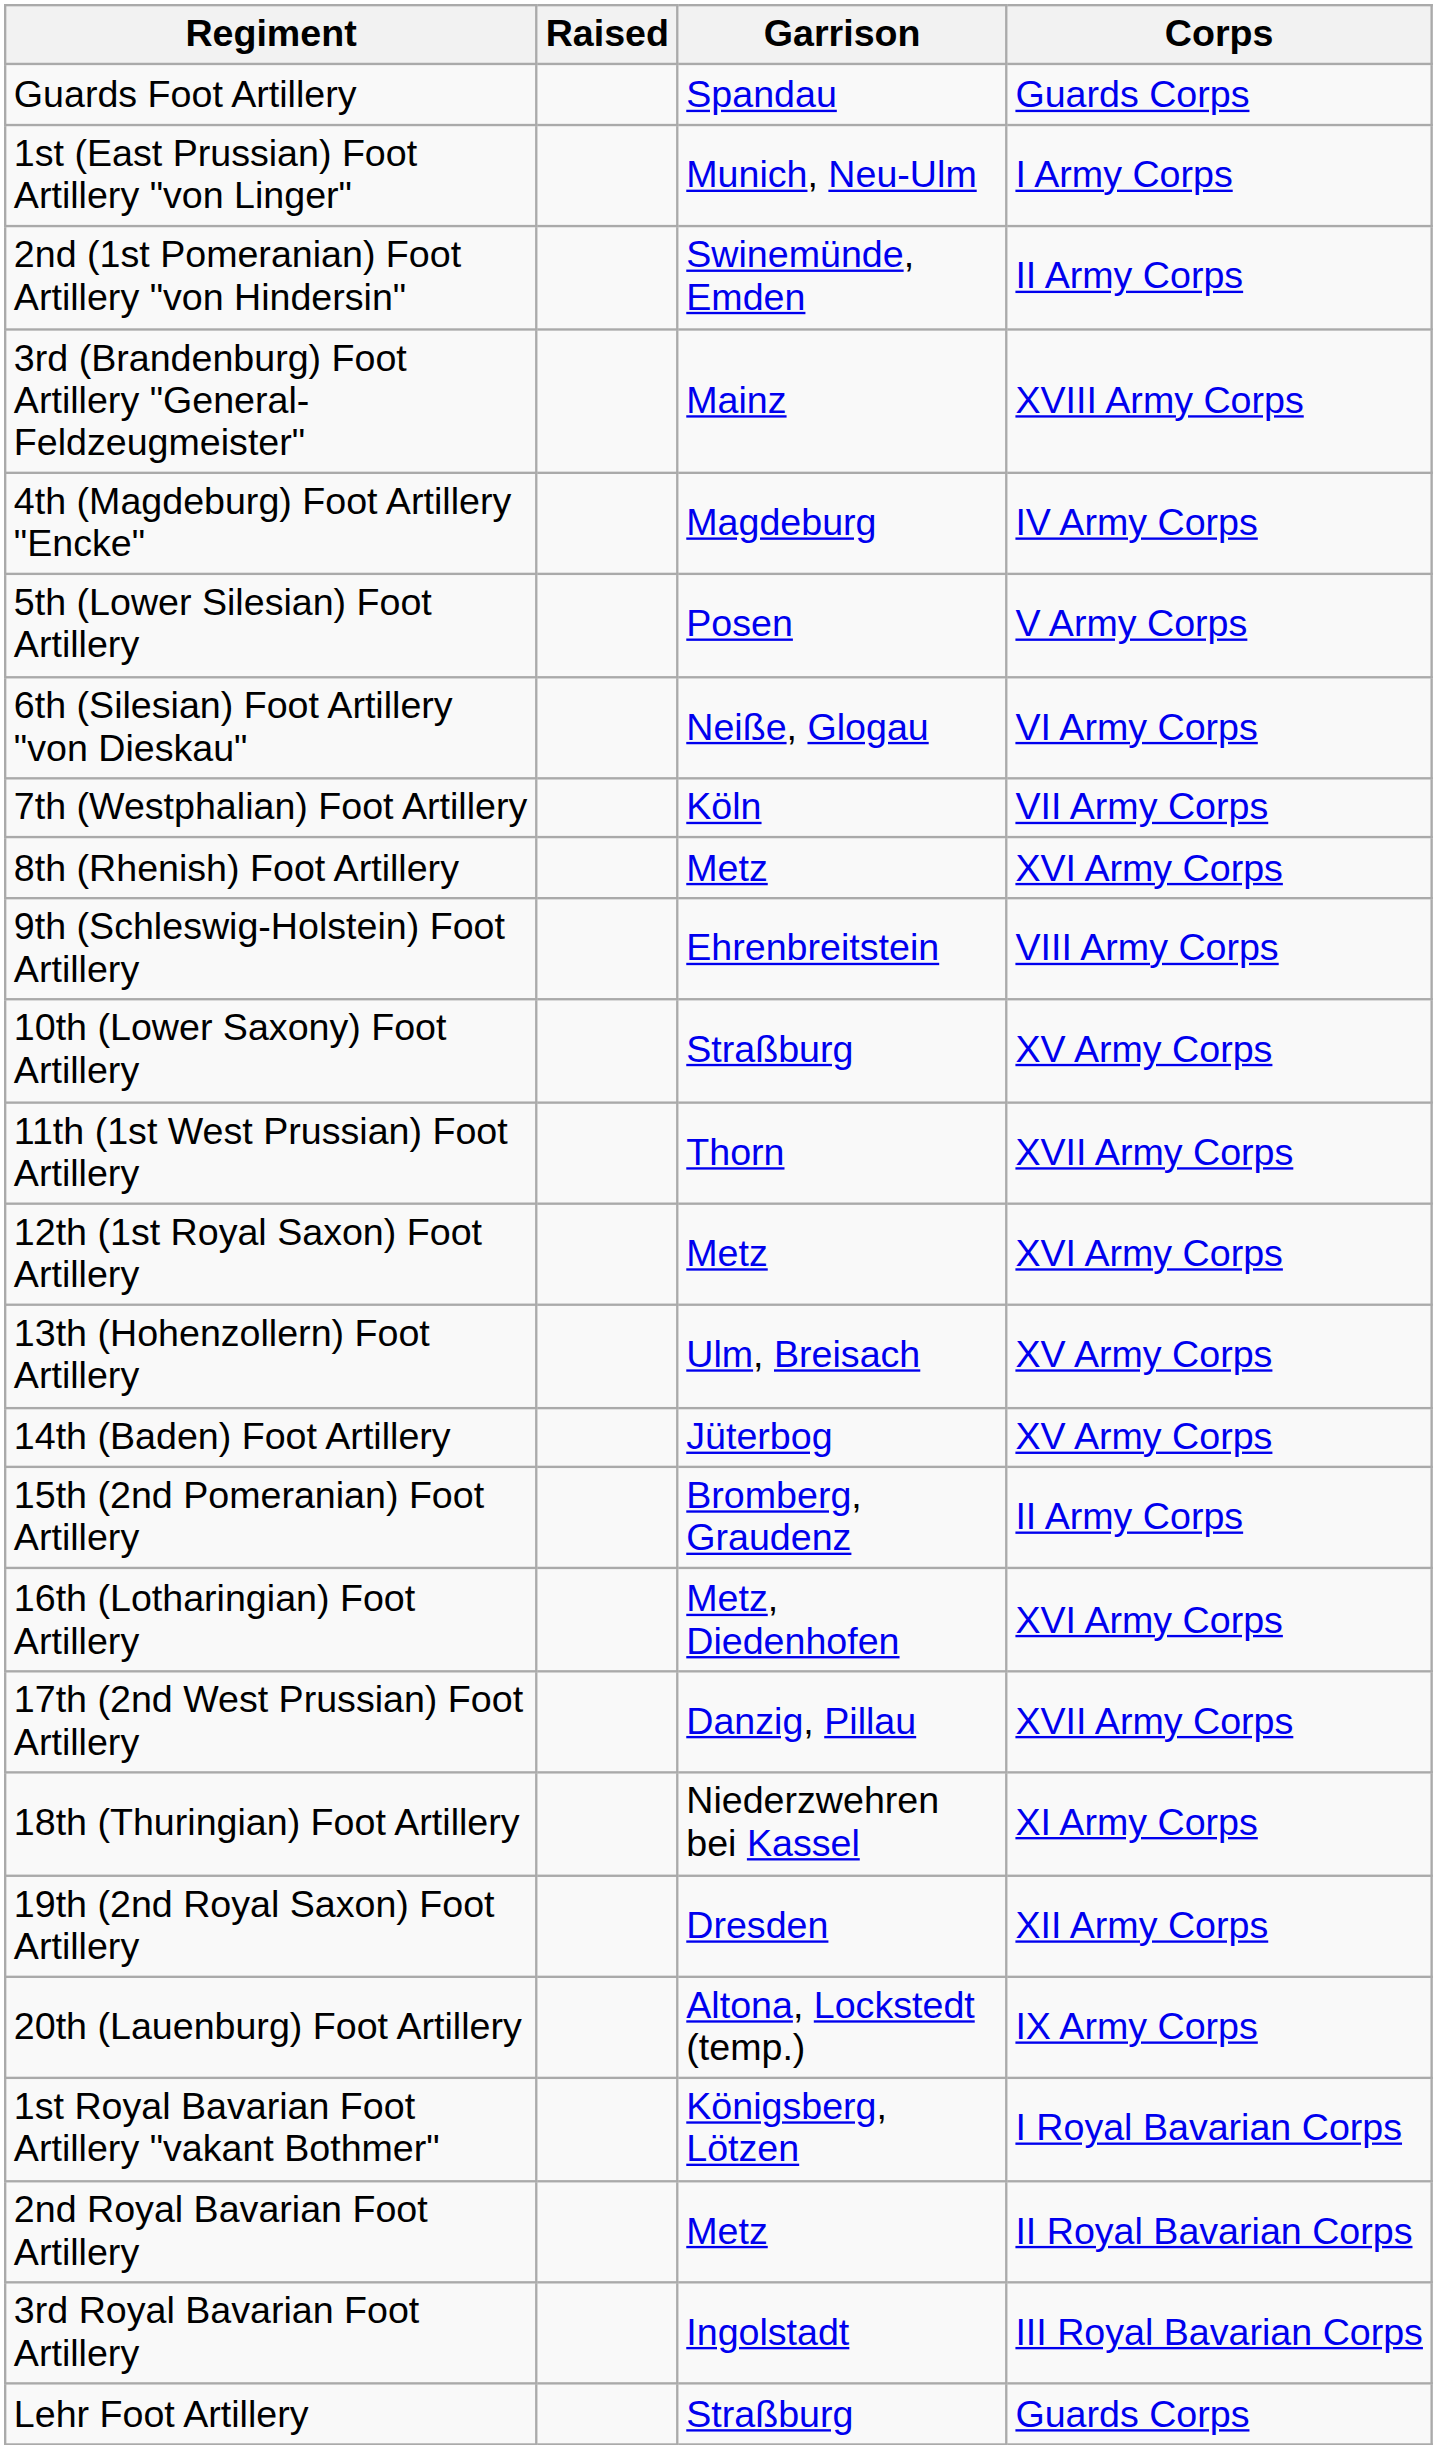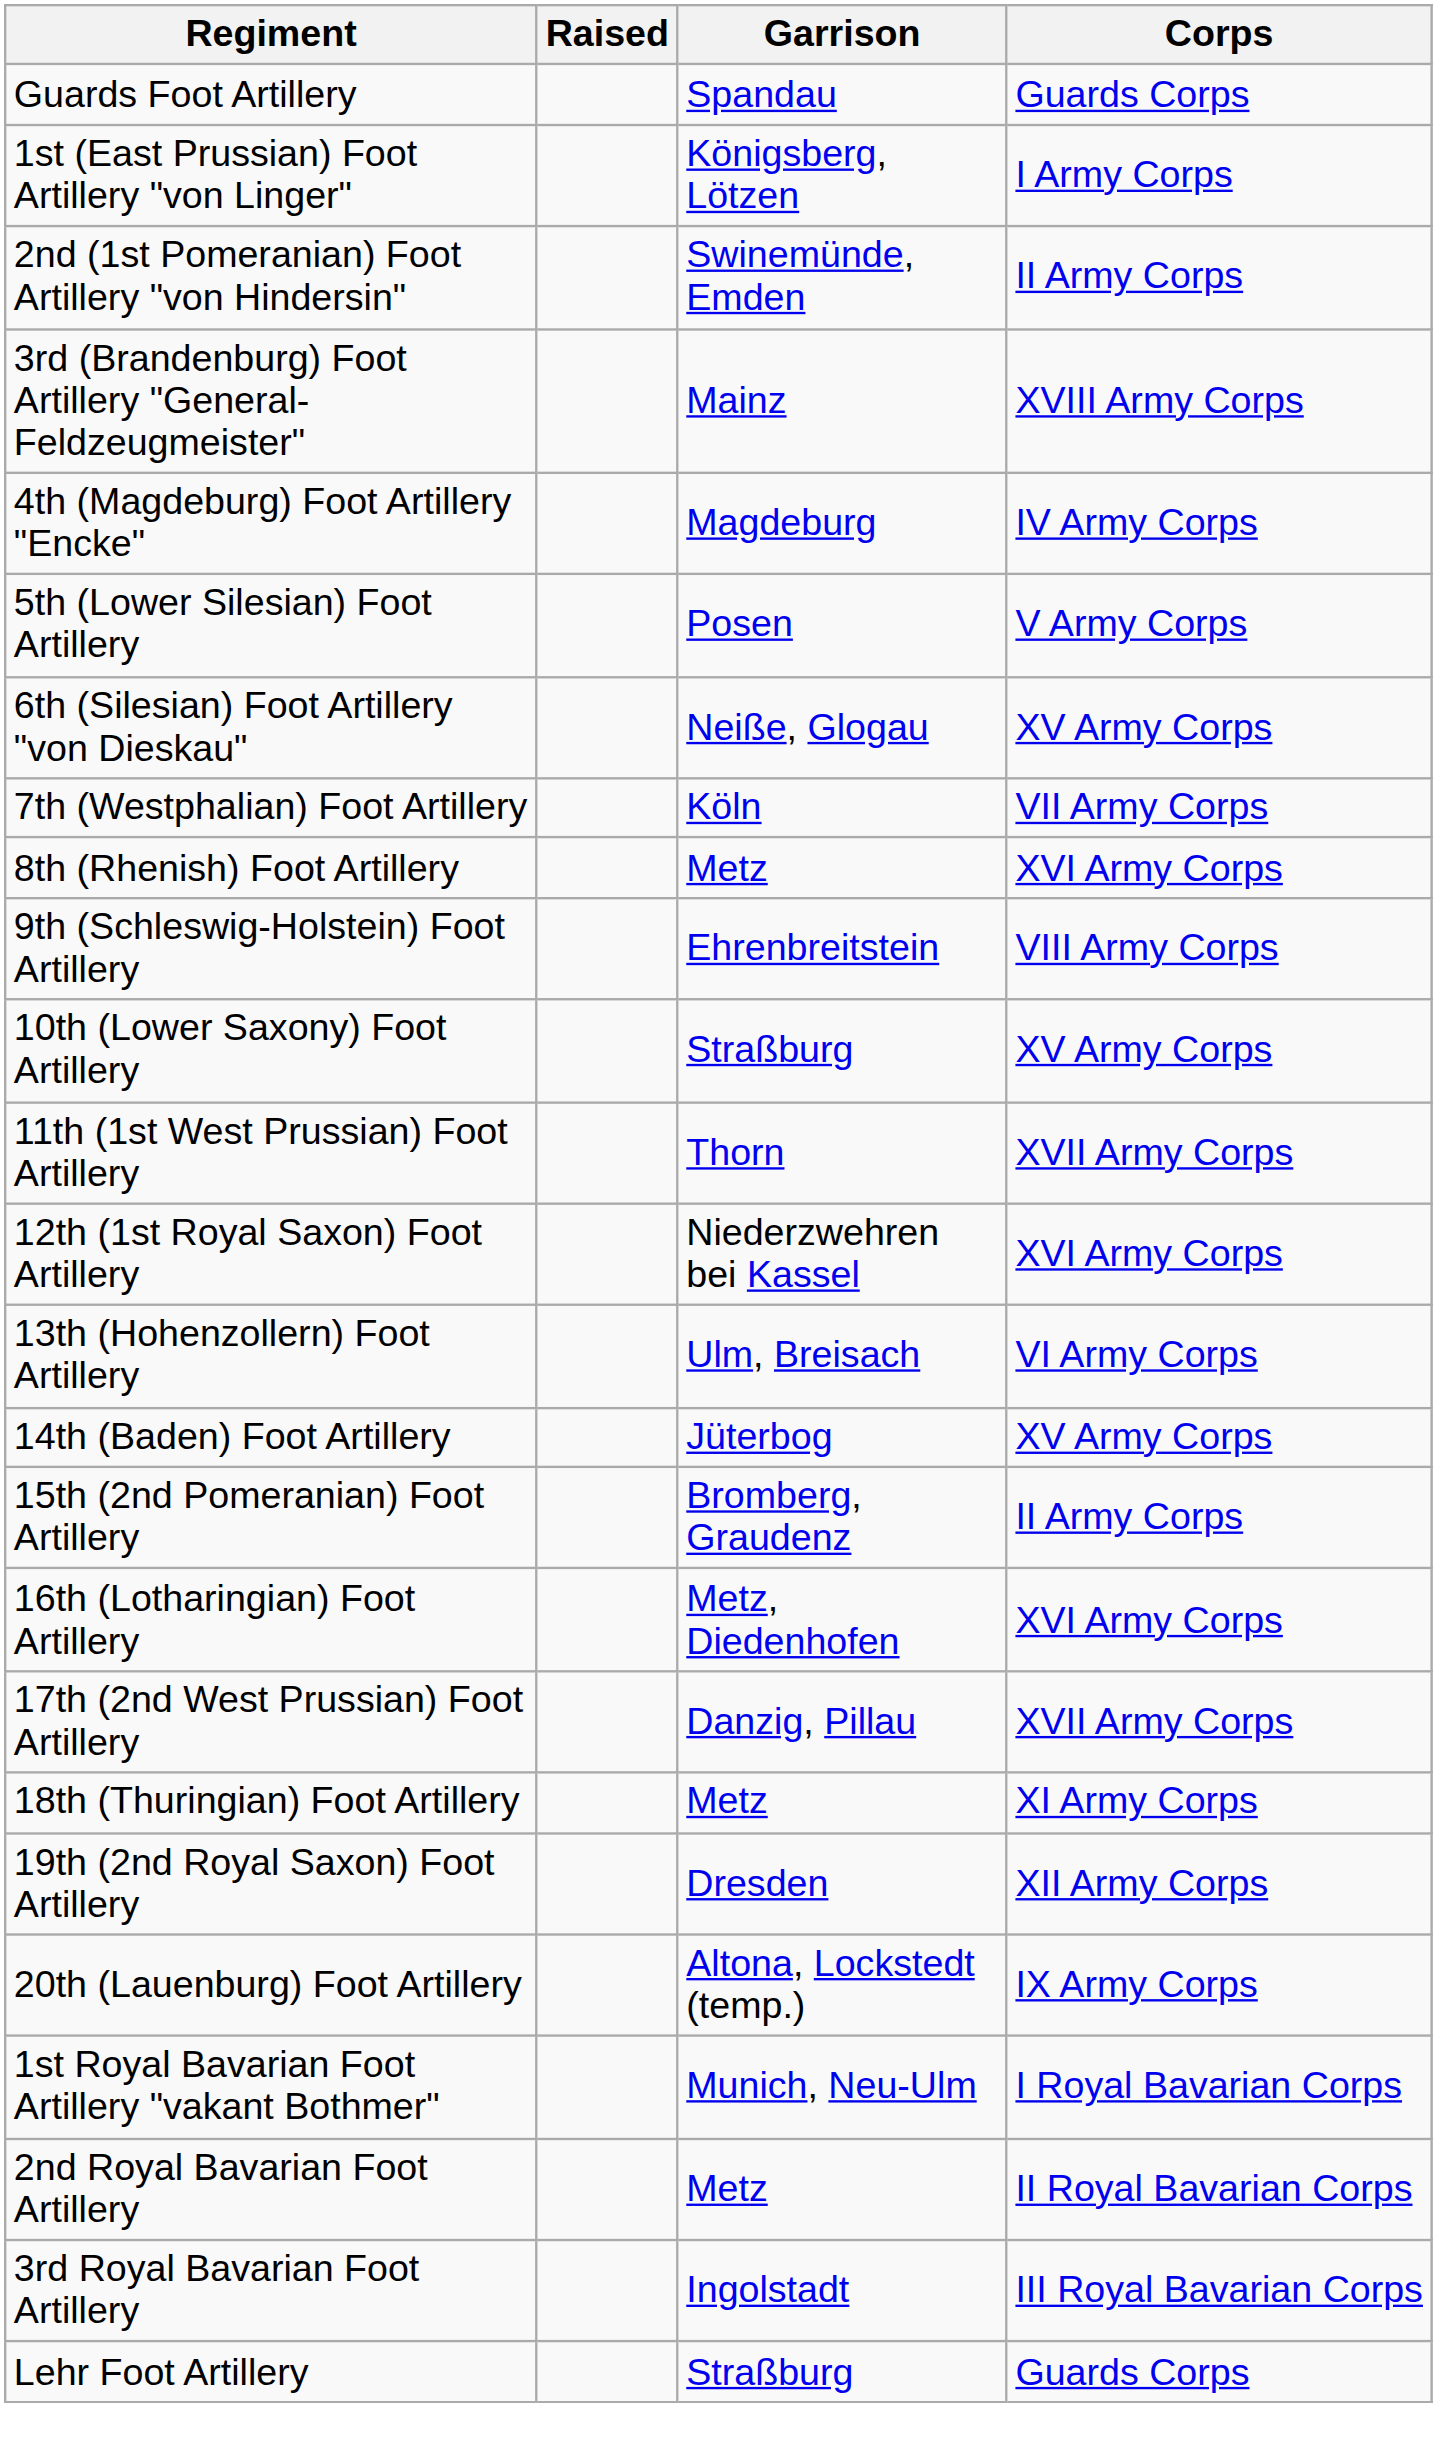(831, 174) Munich, Neu-Ulm -> (787, 174) Königsberg, Lötzen
(1137, 726) VI Army Corps -> (1144, 726) XV Army Corps
(727, 1253) Metz -> (813, 1253) Niederzwehren bei Kassel
(1144, 1355) XV Army Corps -> (1137, 1355) VI Army Corps
(813, 1822) Niederzwehren bei Kassel -> (727, 1801) Metz
(787, 2128) Königsberg, Lötzen -> (831, 2086) Munich, Neu-Ulm
